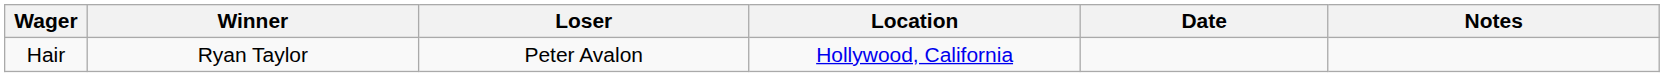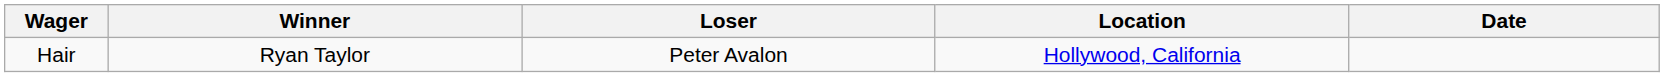- column: (1494, 21)
